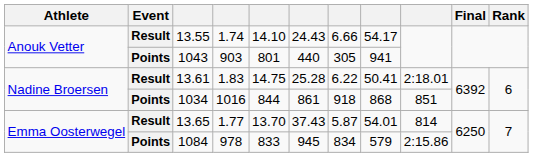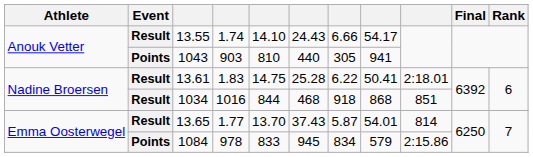(269, 58) 801 -> (269, 58) 810
(151, 100) Points -> (151, 100) Result
(309, 100) 861 -> (309, 100) 468
